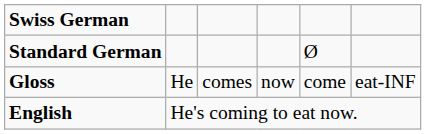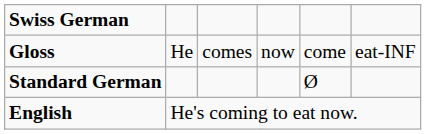rows swapped: (32, 81) <-> (85, 50)
